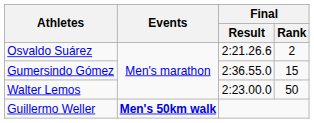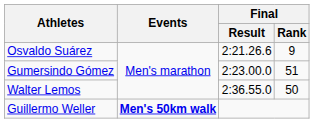(292, 52) 2 -> (292, 52) 9
(247, 71) 2:36.55.0 -> (247, 71) 2:23.00.0
(292, 71) 15 -> (292, 71) 51
(247, 90) 2:23.00.0 -> (247, 90) 2:36.55.0
